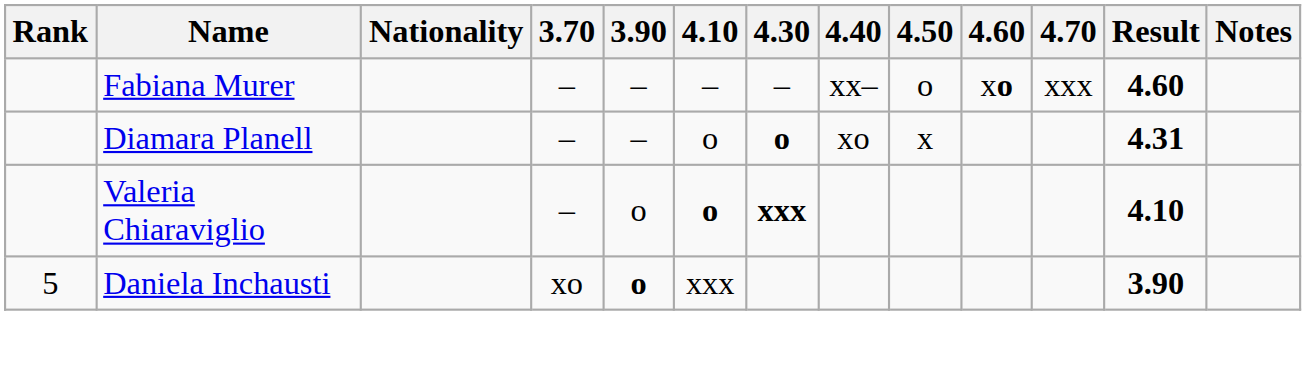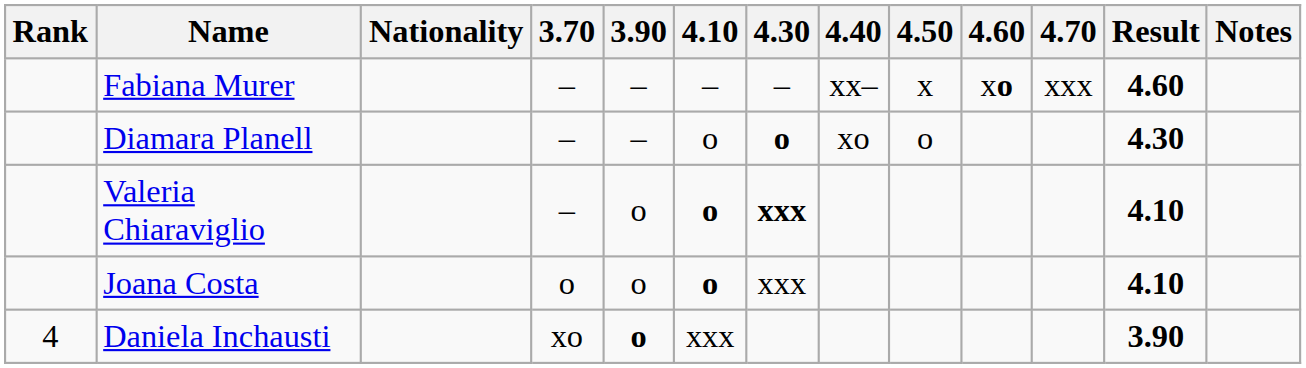(925, 84) o -> (925, 84) x
(925, 138) x -> (925, 138) o
(1156, 138) 4.31 -> (1156, 138) 4.30
+ row: (181, 283)
(50, 283) 5 -> (50, 336) 4
